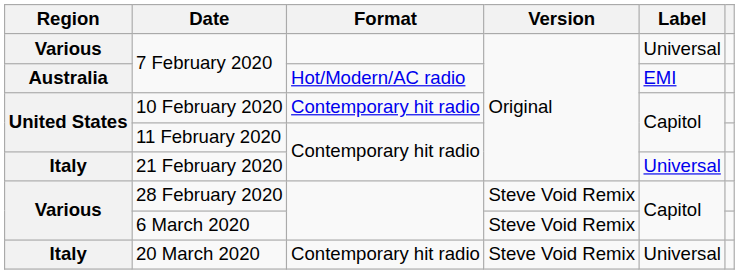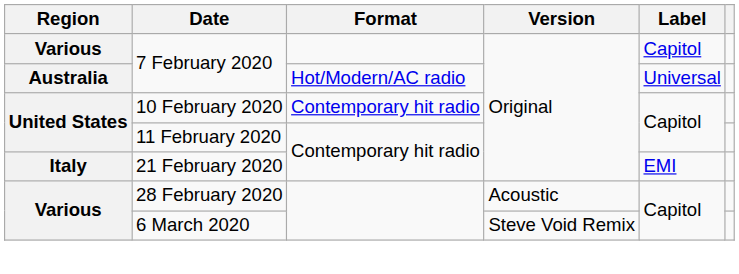(682, 48) Universal -> (672, 48) Capitol
(660, 78) EMI -> (682, 78) Universal
(682, 166) Universal -> (660, 166) EMI
(562, 195) Steve Void Remix -> (524, 195) Acoustic
- row: (68, 254)
